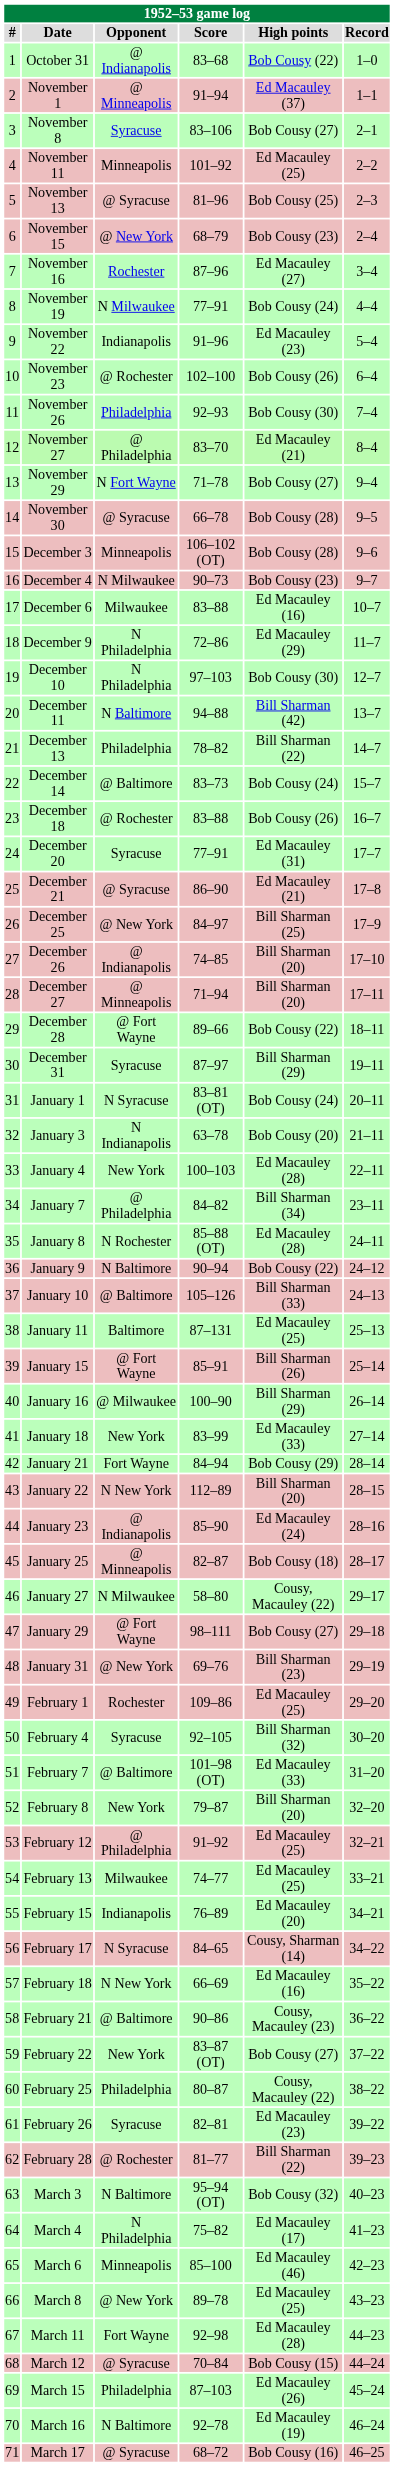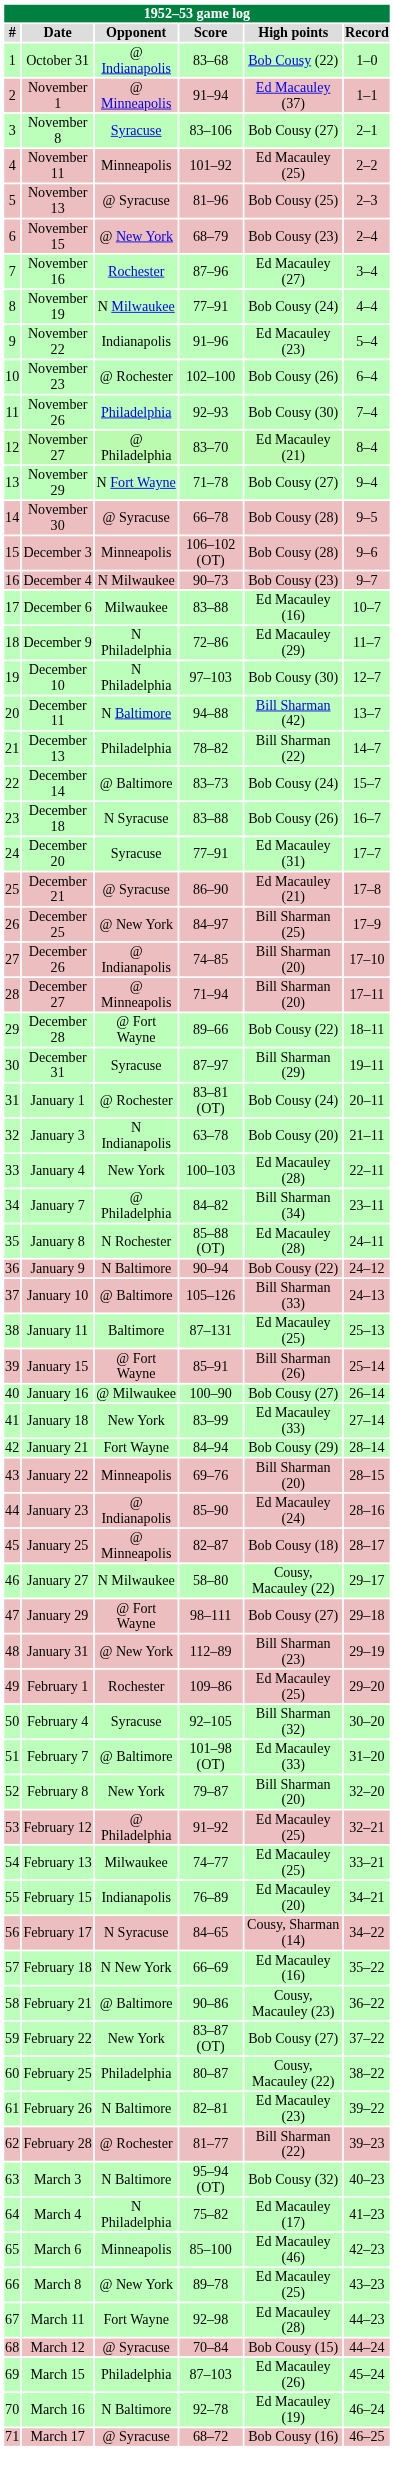(136, 818) @ Rochester -> (136, 818) N Syracuse
(136, 1100) N Syracuse -> (136, 1100) @ Rochester
(293, 1401) Bill Sharman (29) -> (293, 1393) Bob Cousy (27)
(136, 1491) N New York -> (136, 1475) Minneapolis
(211, 1491) 112–89 -> (211, 1475) 69–76
(211, 1667) 69–76 -> (211, 1651) 112–89
(136, 2124) Syracuse -> (136, 2108) N Baltimore
